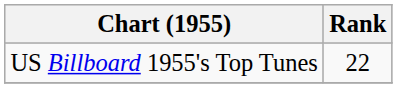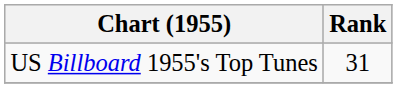(358, 62) 22 -> (358, 62) 31
